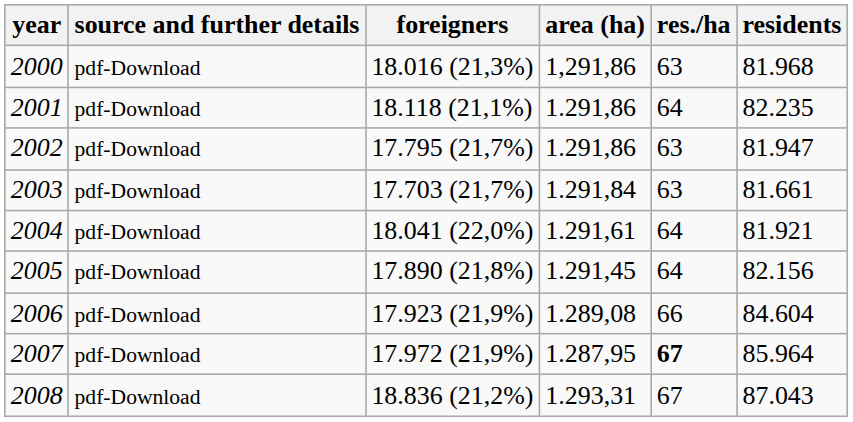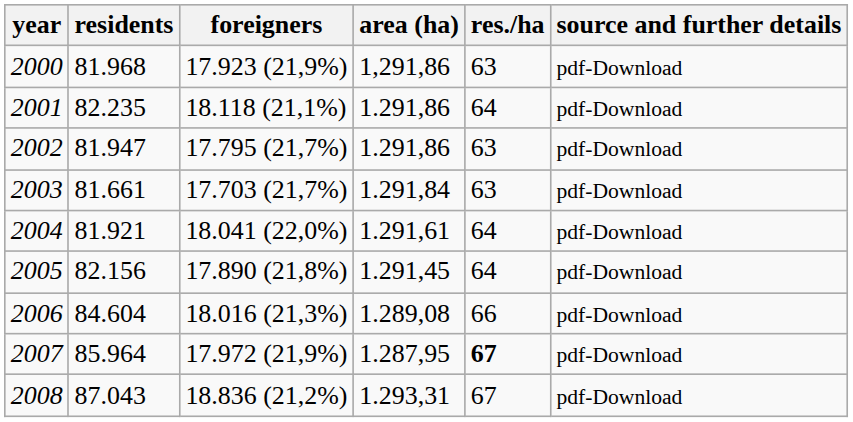columns swapped: (792, 25) <-> (217, 25)
(452, 66) 18.016 (21,3%) -> (266, 66) 17.923 (21,9%)
(452, 312) 17.923 (21,9%) -> (266, 312) 18.016 (21,3%)
